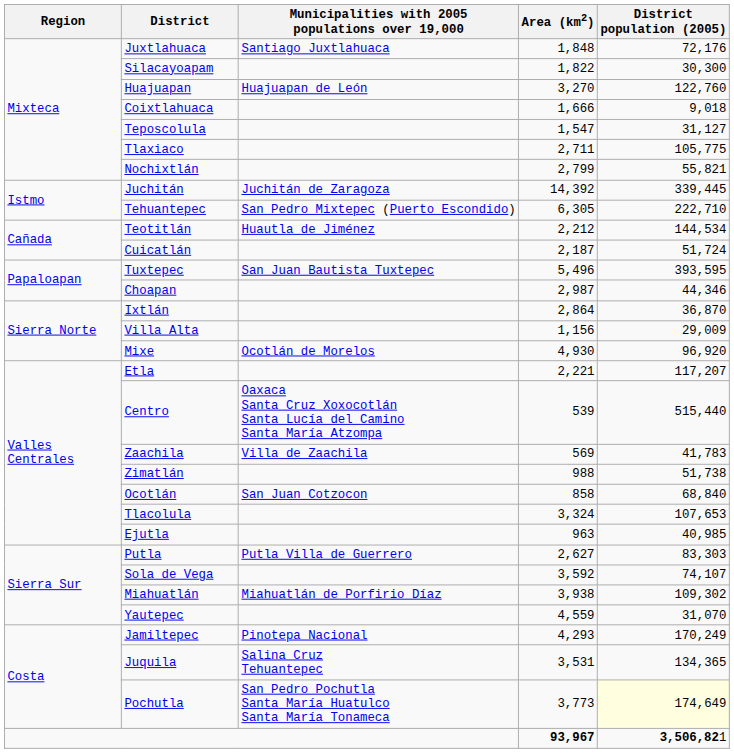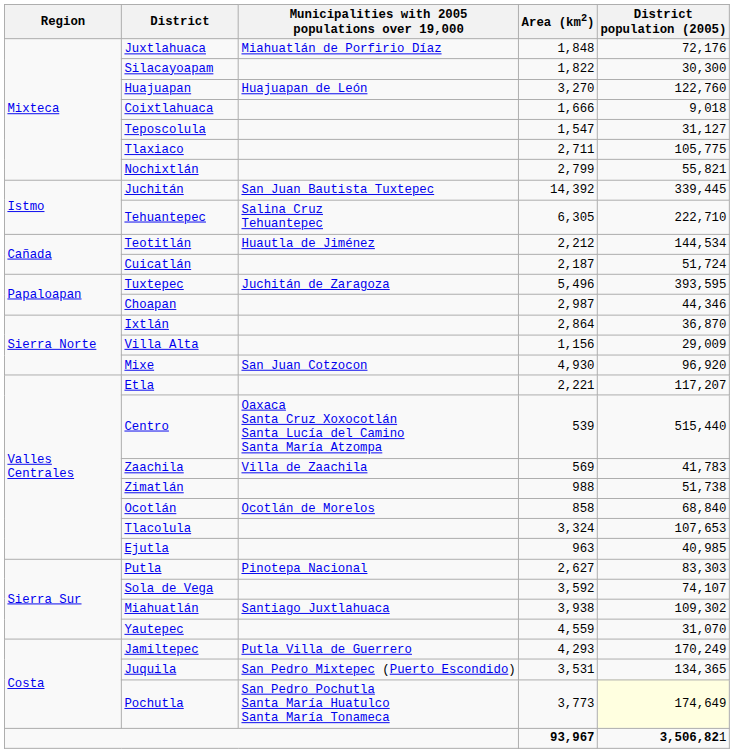(316, 49) Santiago Juxtlahuaca -> (342, 49) Miahuatlán de Porfirio Díaz
(316, 190) Juchitán de Zaragoza -> (338, 190) San Juan Bautista Tuxtepec
(379, 210) San Pedro Mixtepec (Puerto Escondido) -> (282, 217) Salina Cruz Tehuantepec
(338, 270) San Juan Bautista Tuxtepec -> (316, 285) Juchitán de Zaragoza
(308, 351) Ocotlán de Morelos -> (304, 365) San Juan Cotzocon
(304, 494) San Juan Cotzocon -> (308, 508) Ocotlán de Morelos
(327, 555) Putla Villa de Guerrero -> (304, 569) Pinotepa Nacional
(342, 595) Miahuatlán de Porfirio Díaz -> (316, 609) Santiago Juxtlahuaca
(304, 635) Pinotepa Nacional -> (327, 649) Putla Villa de Guerrero
(282, 662) Salina Cruz Tehuantepec -> (379, 670) San Pedro Mixtepec (Puerto Escondido)
